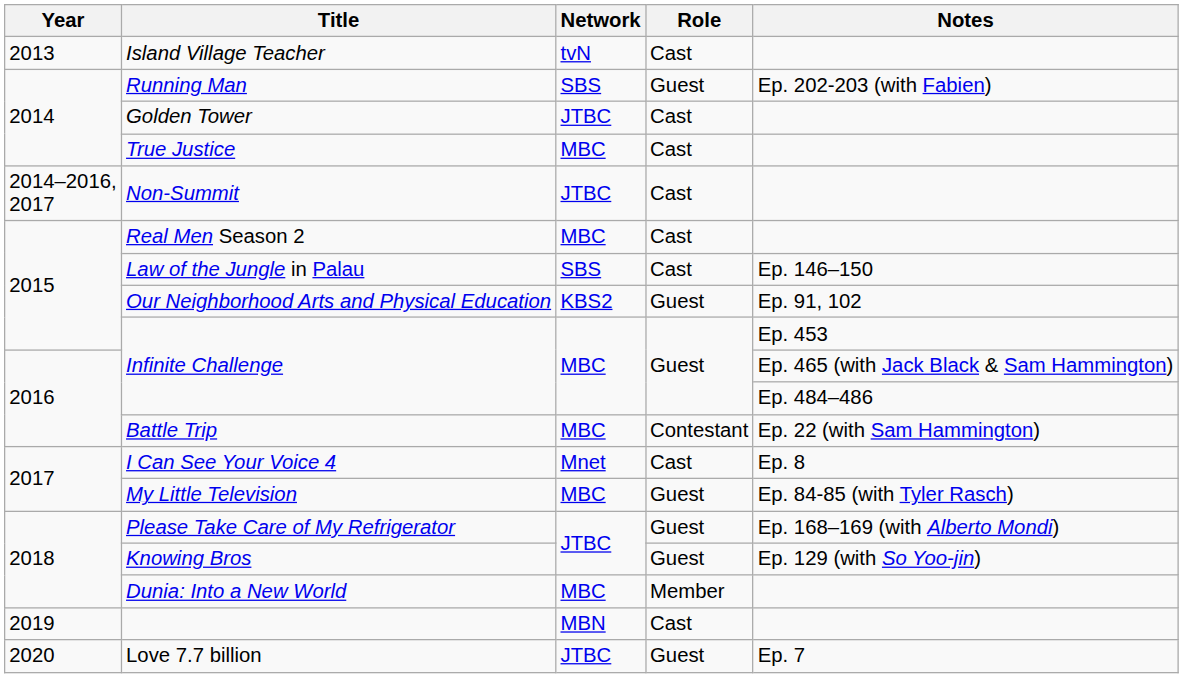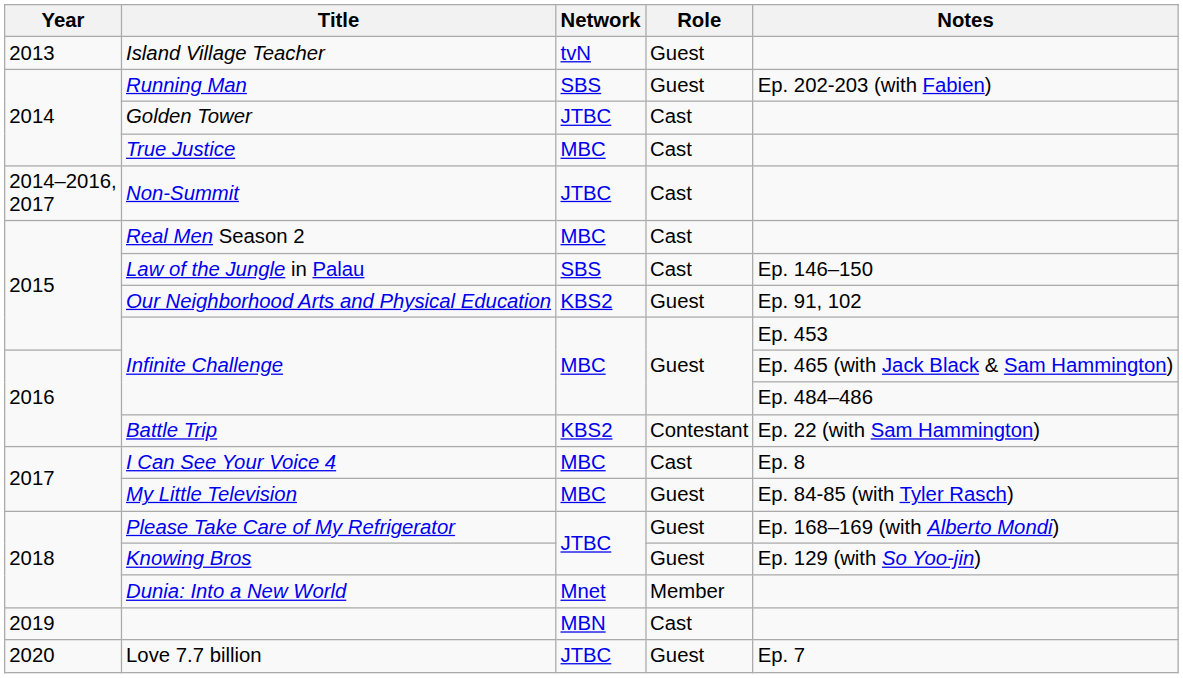(671, 52) Cast -> (677, 52) Guest
(583, 430) MBC -> (586, 430) KBS2
(583, 462) Mnet -> (583, 462) MBC
(583, 591) MBC -> (583, 591) Mnet
